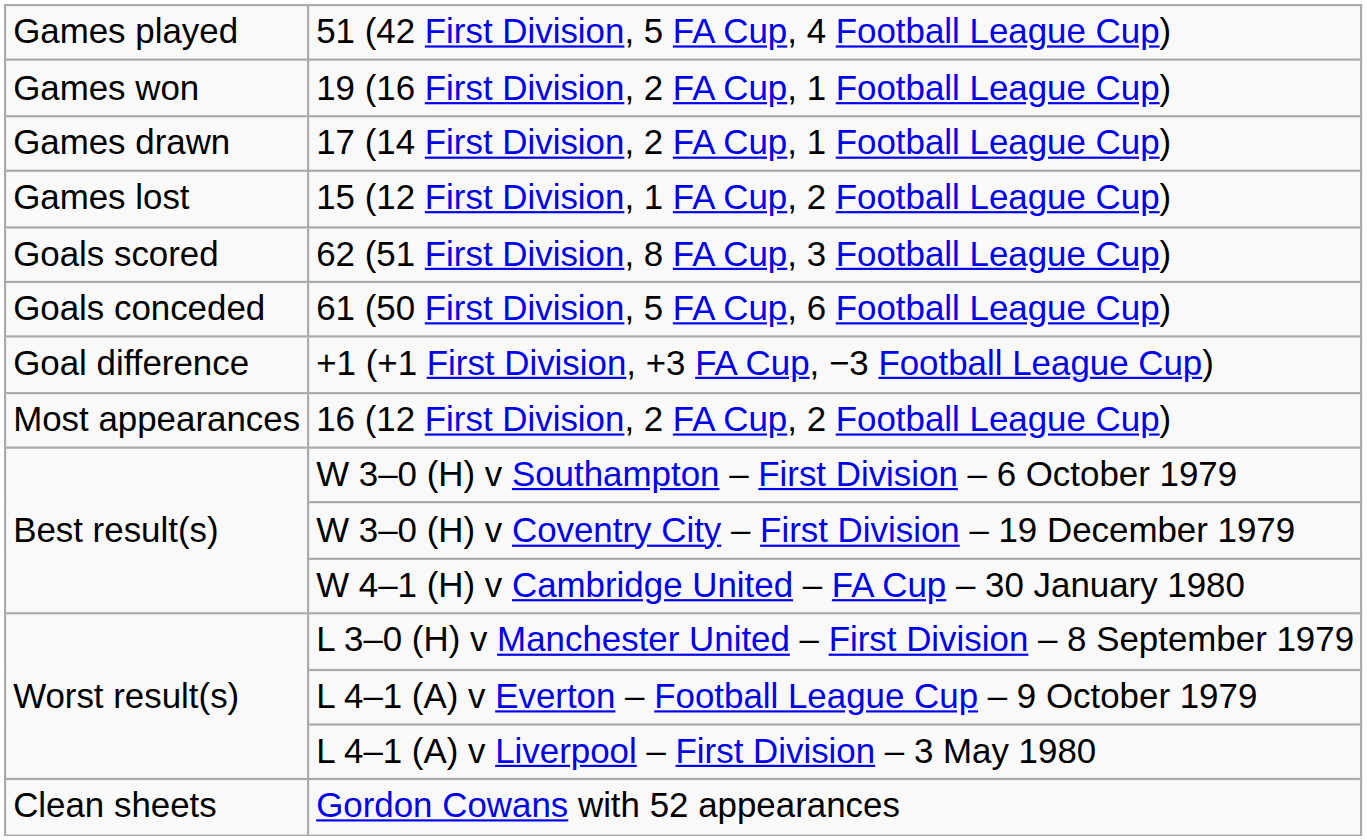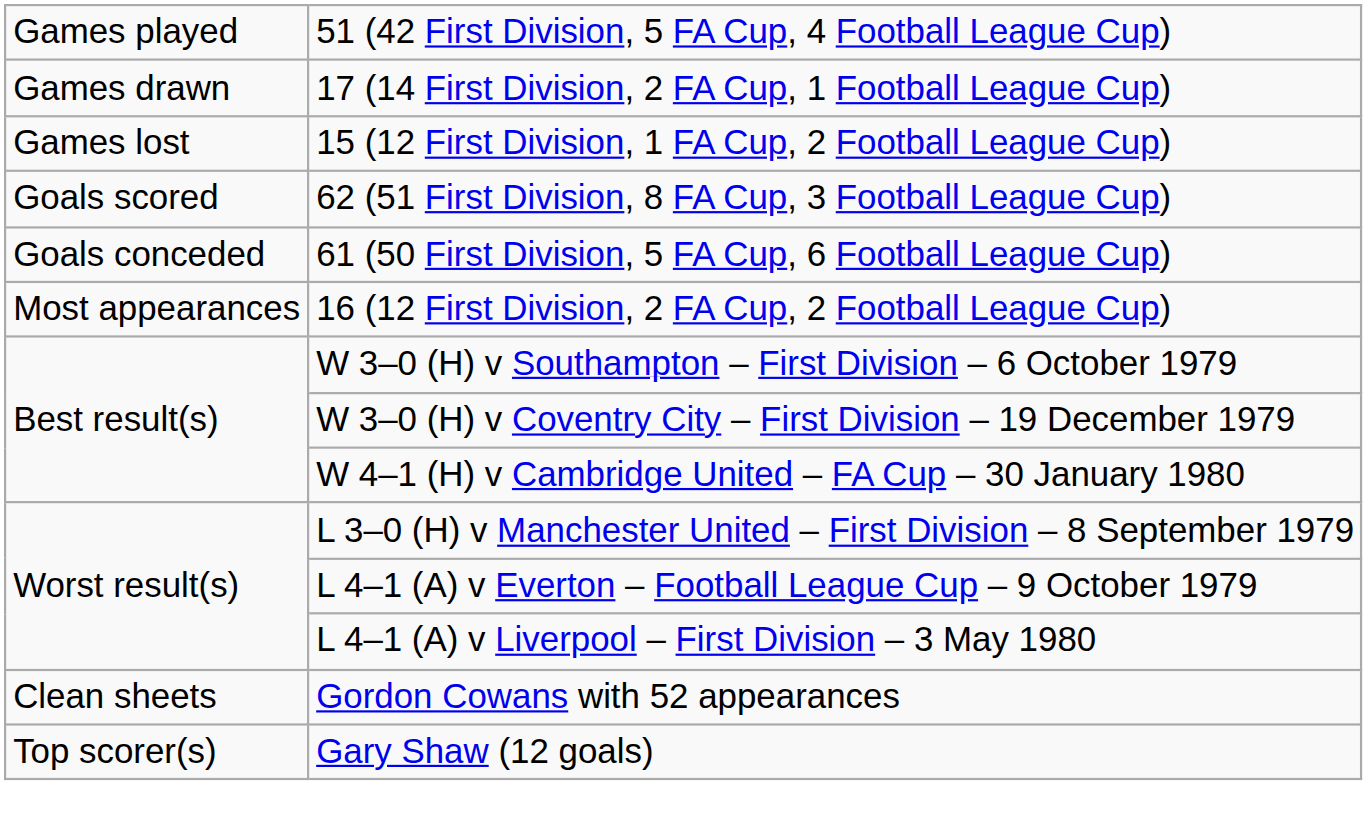- row: (744, 87)
- row: (765, 364)
+ row: (485, 751)
